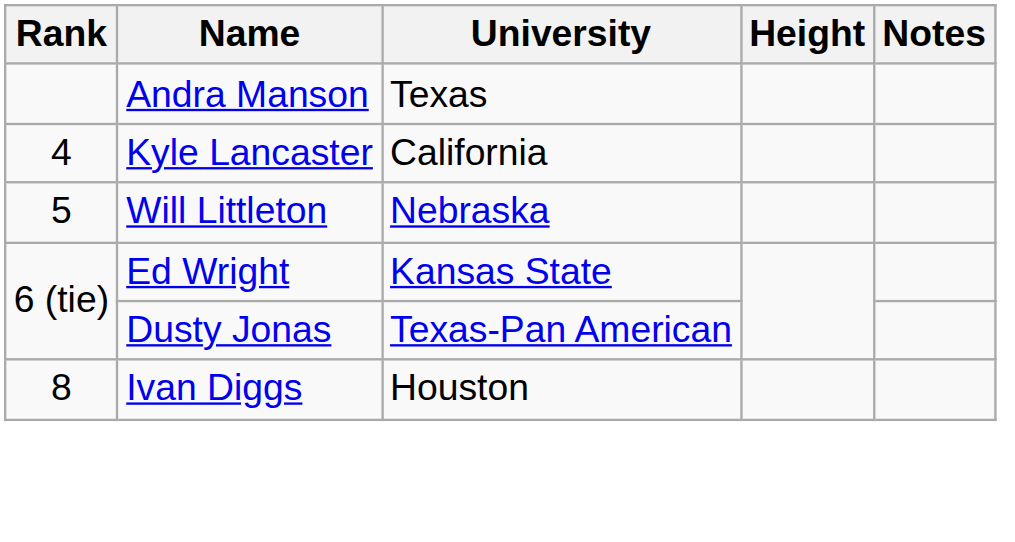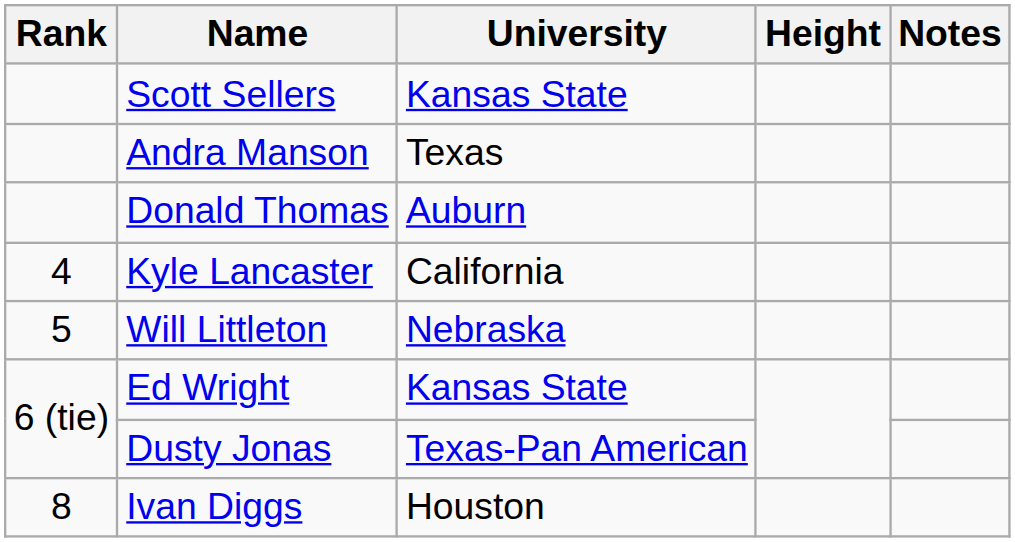+ row: (231, 93)
+ row: (257, 211)
